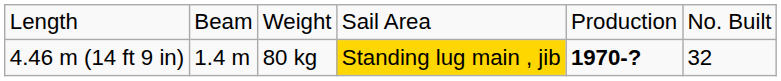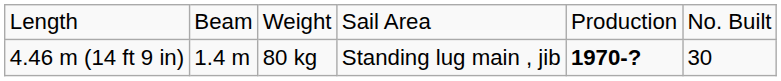(451, 57) gold background -> (451, 57) no background
(700, 57) 32 -> (700, 57) 30
